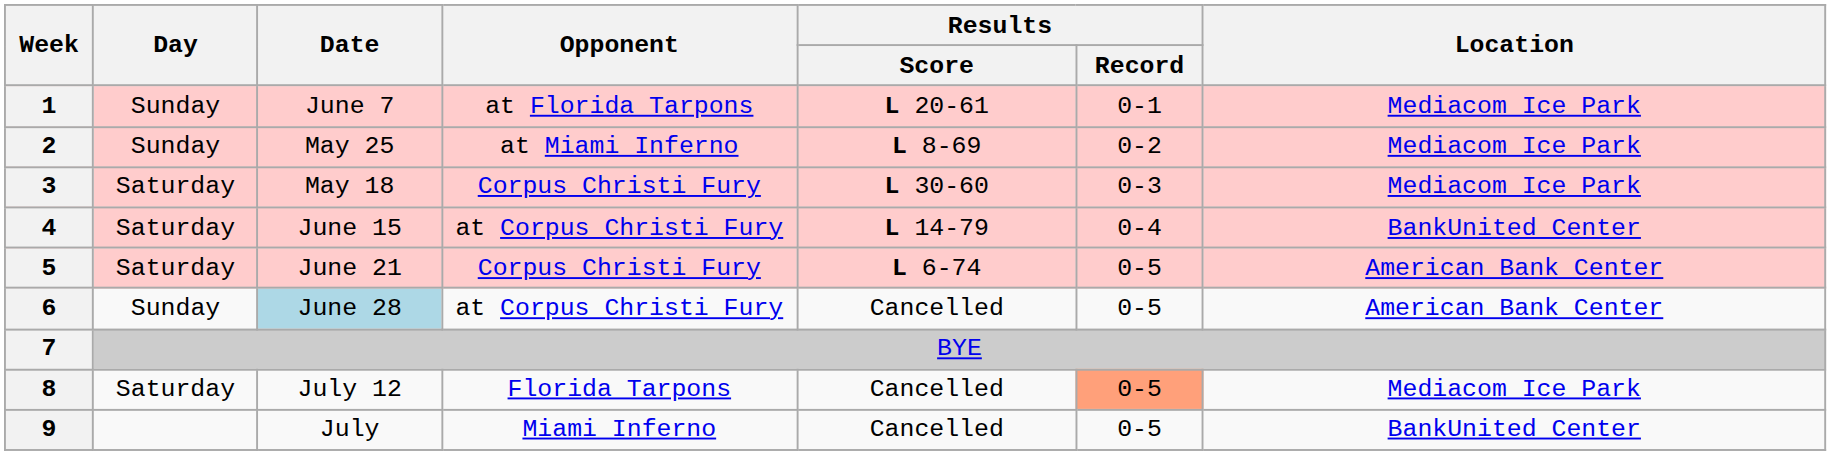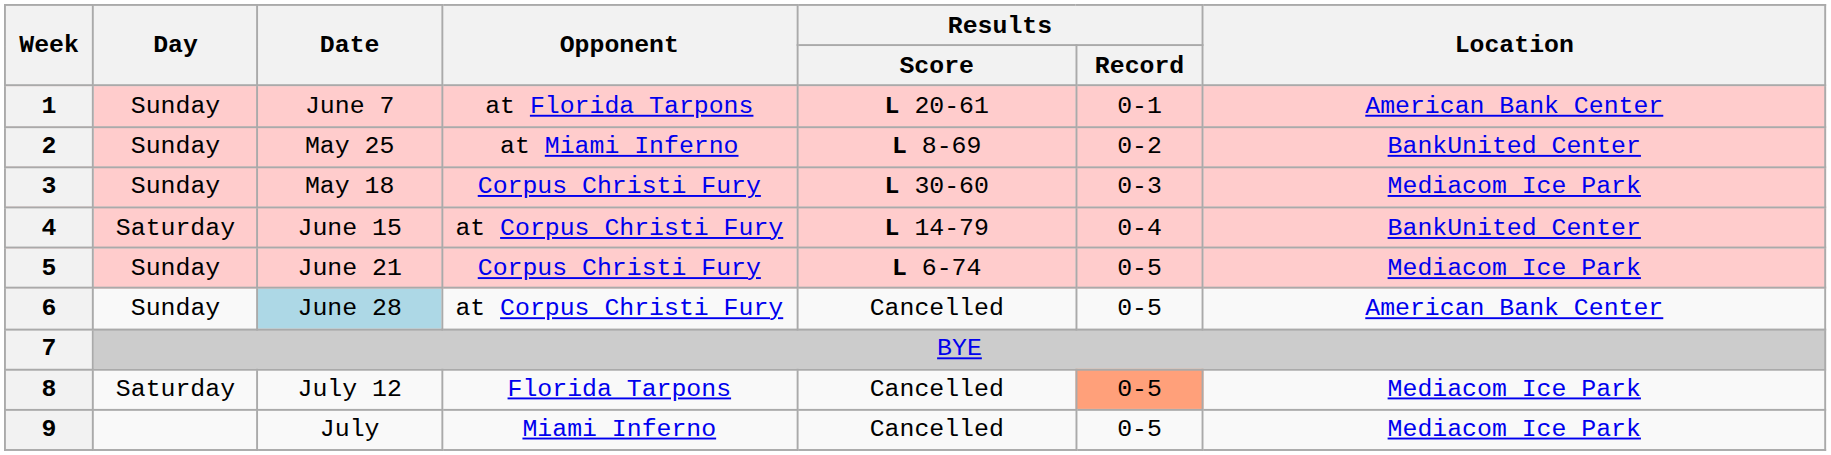(1514, 106) Mediacom Ice Park -> (1514, 106) American Bank Center
(1514, 147) Mediacom Ice Park -> (1514, 147) BankUnited Center
(175, 187) Saturday -> (175, 187) Sunday
(175, 268) Saturday -> (175, 268) Sunday
(1514, 268) American Bank Center -> (1514, 268) Mediacom Ice Park
(1514, 430) BankUnited Center -> (1514, 430) Mediacom Ice Park
